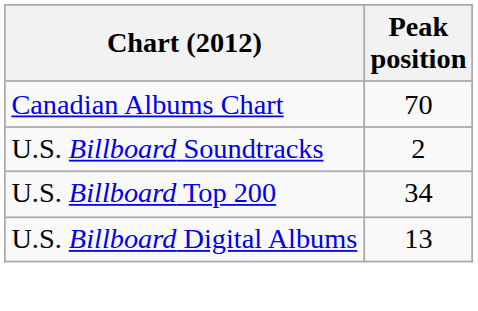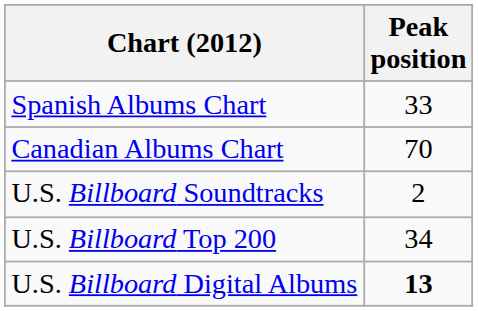+ row: (139, 103)
(418, 238) normal -> (418, 283) bold
